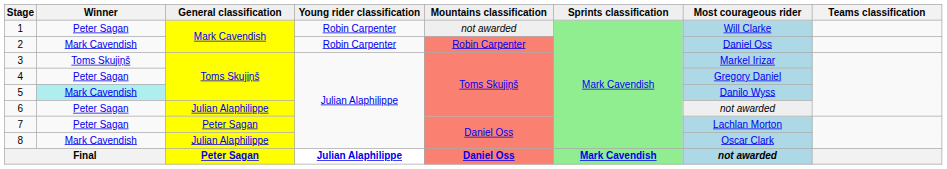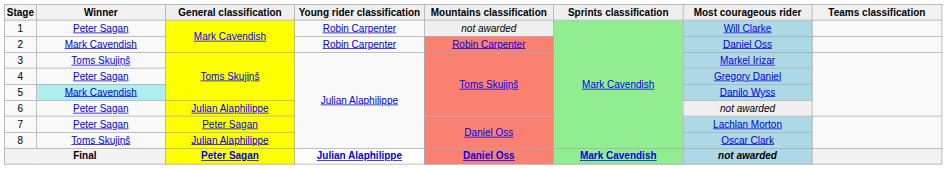(101, 141) Mark Cavendish -> (101, 141) Toms Skujiņš
